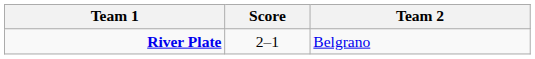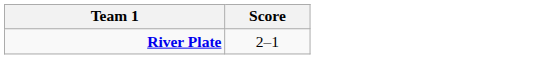- column: (420, 16)
